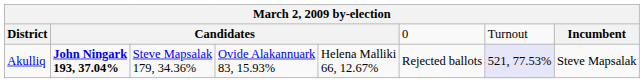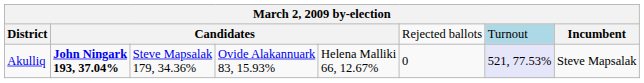(405, 34) 0 -> (442, 34) Rejected ballots
(508, 34) no background -> (508, 34) lightblue background
(442, 61) Rejected ballots -> (405, 61) 0
